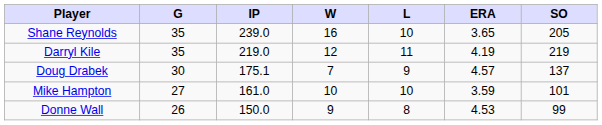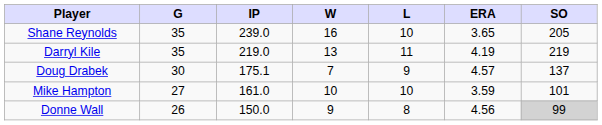(330, 52) 12 -> (330, 52) 13
(483, 110) 4.53 -> (483, 110) 4.56
(559, 110) no background -> (559, 110) lightgrey background
